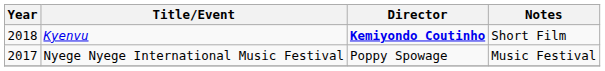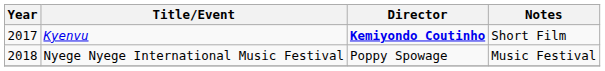(22, 35) 2018 -> (22, 35) 2017
(22, 55) 2017 -> (22, 55) 2018
